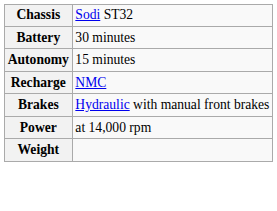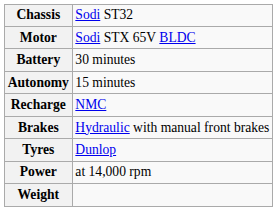+ row: (38, 37)
+ row: (38, 149)
